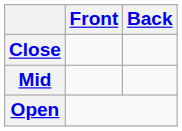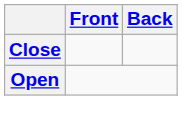- row: (35, 79)
